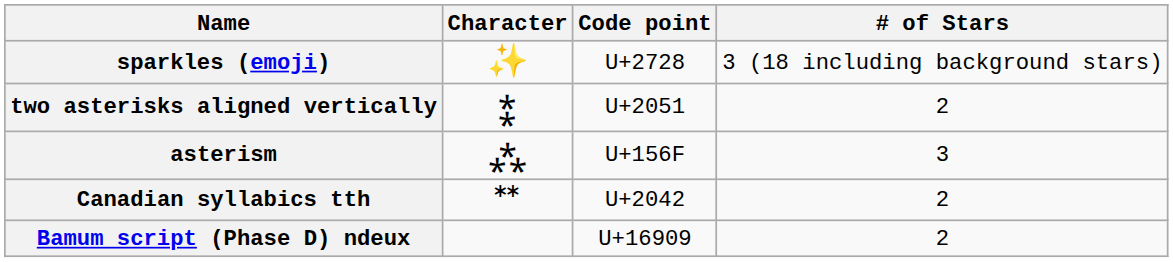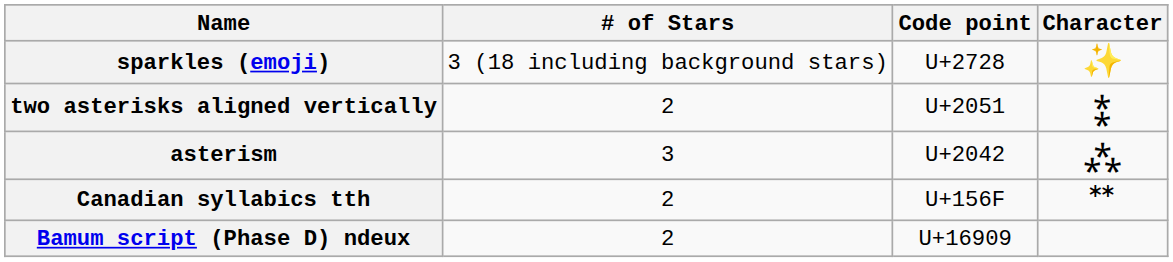columns swapped: (508, 23) <-> (942, 23)
(645, 156) U+156F -> (965, 156) U+2042
(645, 200) U+2042 -> (965, 200) U+156F
